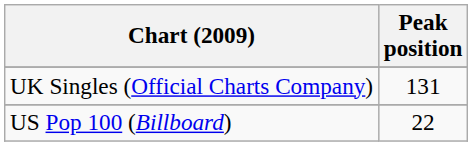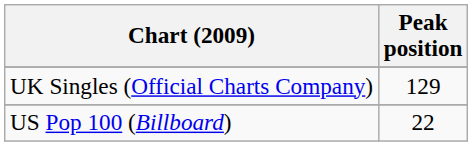(423, 85) 131 -> (423, 85) 129
